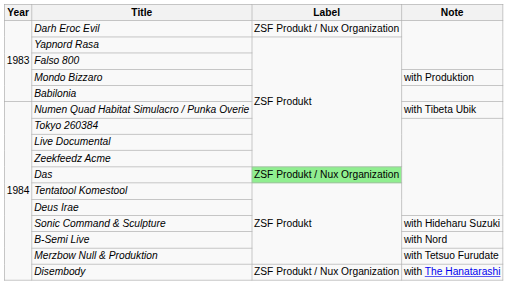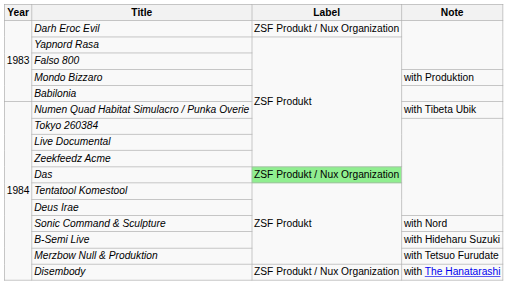(452, 223) with Hideharu Suzuki -> (426, 223) with Nord
(426, 239) with Nord -> (452, 239) with Hideharu Suzuki
